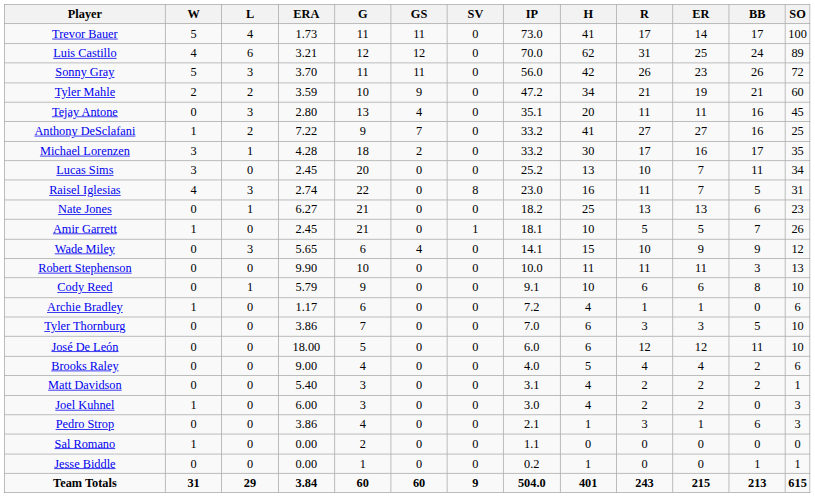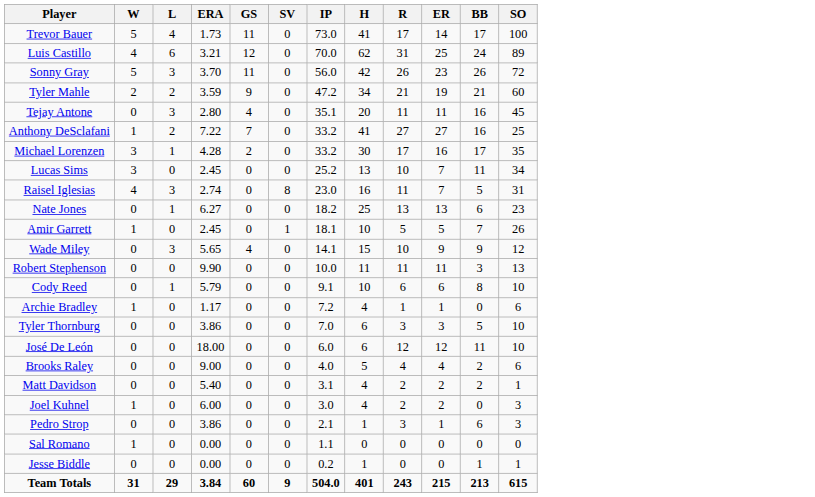- column: (363, 14)
